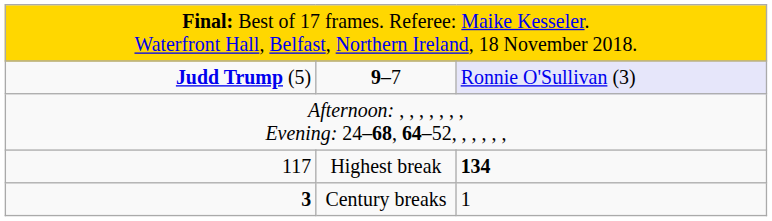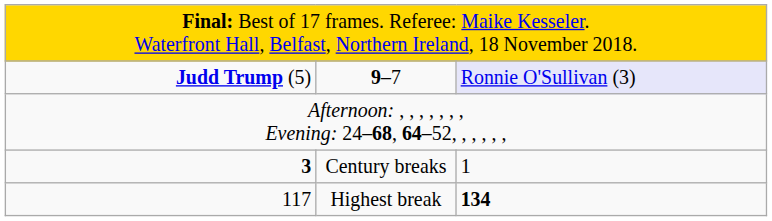rows swapped: (297, 166) <-> (306, 199)
